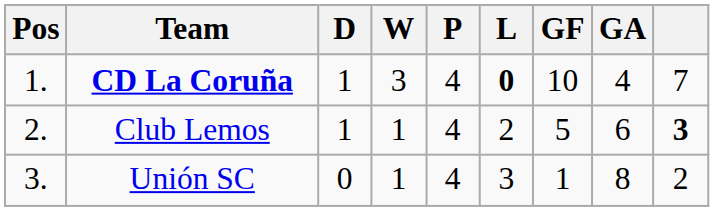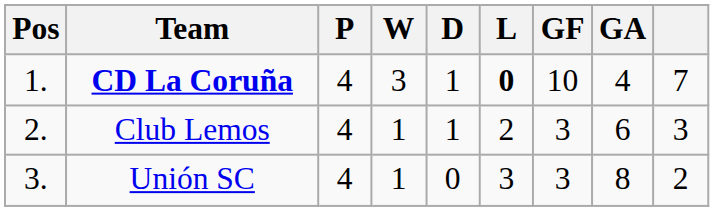columns swapped: (453, 29) <-> (345, 29)
(563, 129) 5 -> (563, 129) 3
(681, 129) bold -> (681, 129) normal
(563, 179) 1 -> (563, 179) 3
